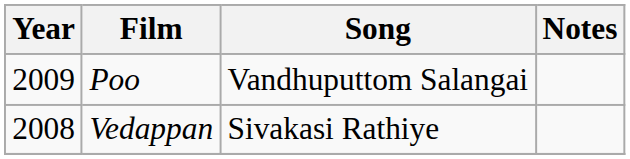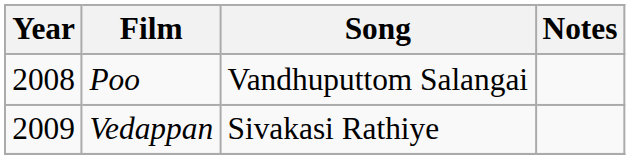(44, 79) 2009 -> (44, 79) 2008
(44, 128) 2008 -> (44, 128) 2009
